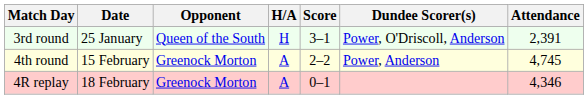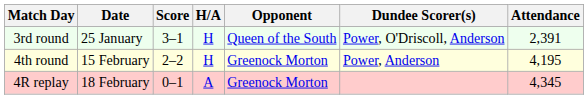columns swapped: (211, 15) <-> (320, 15)
(284, 60) A -> (208, 60) H
(545, 60) 4,745 -> (545, 60) 4,195
(545, 82) 4,346 -> (545, 82) 4,345
